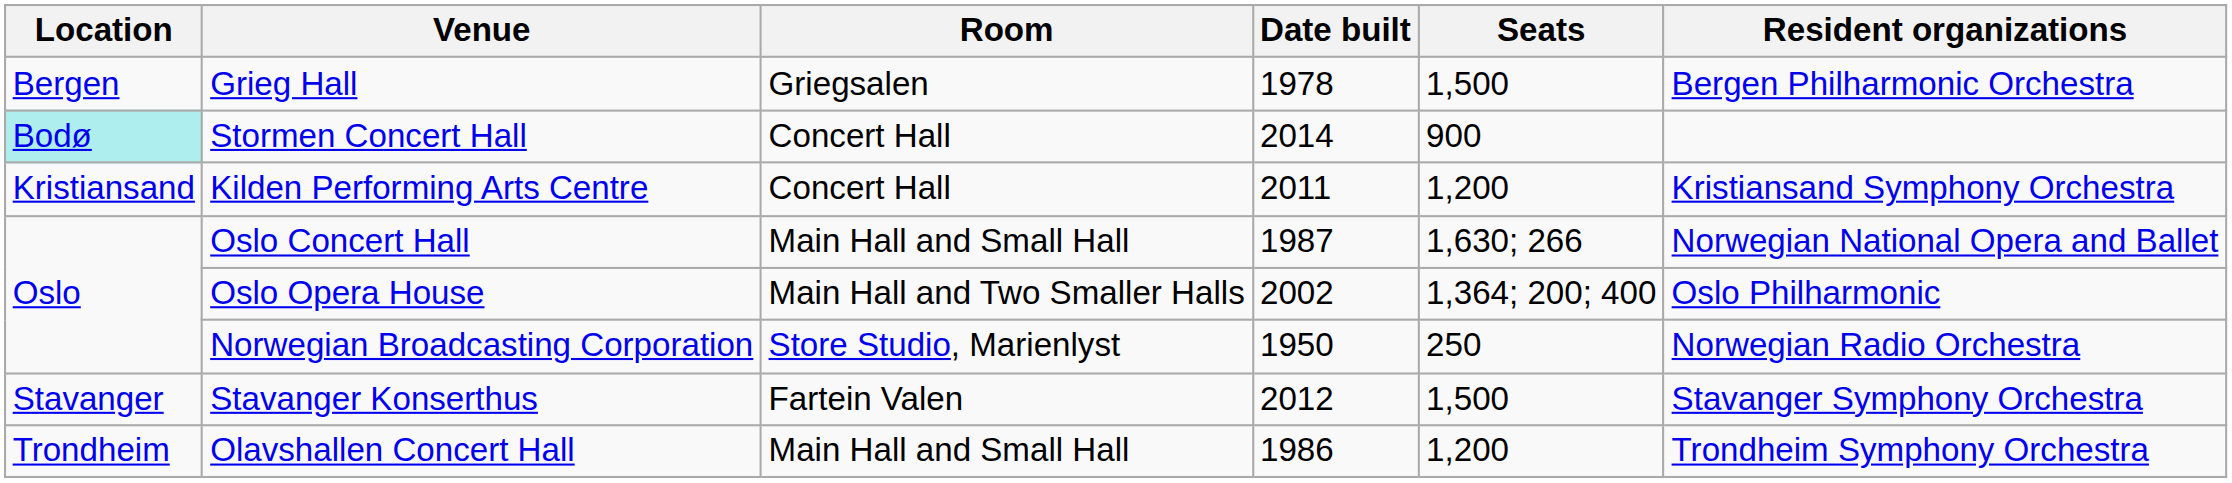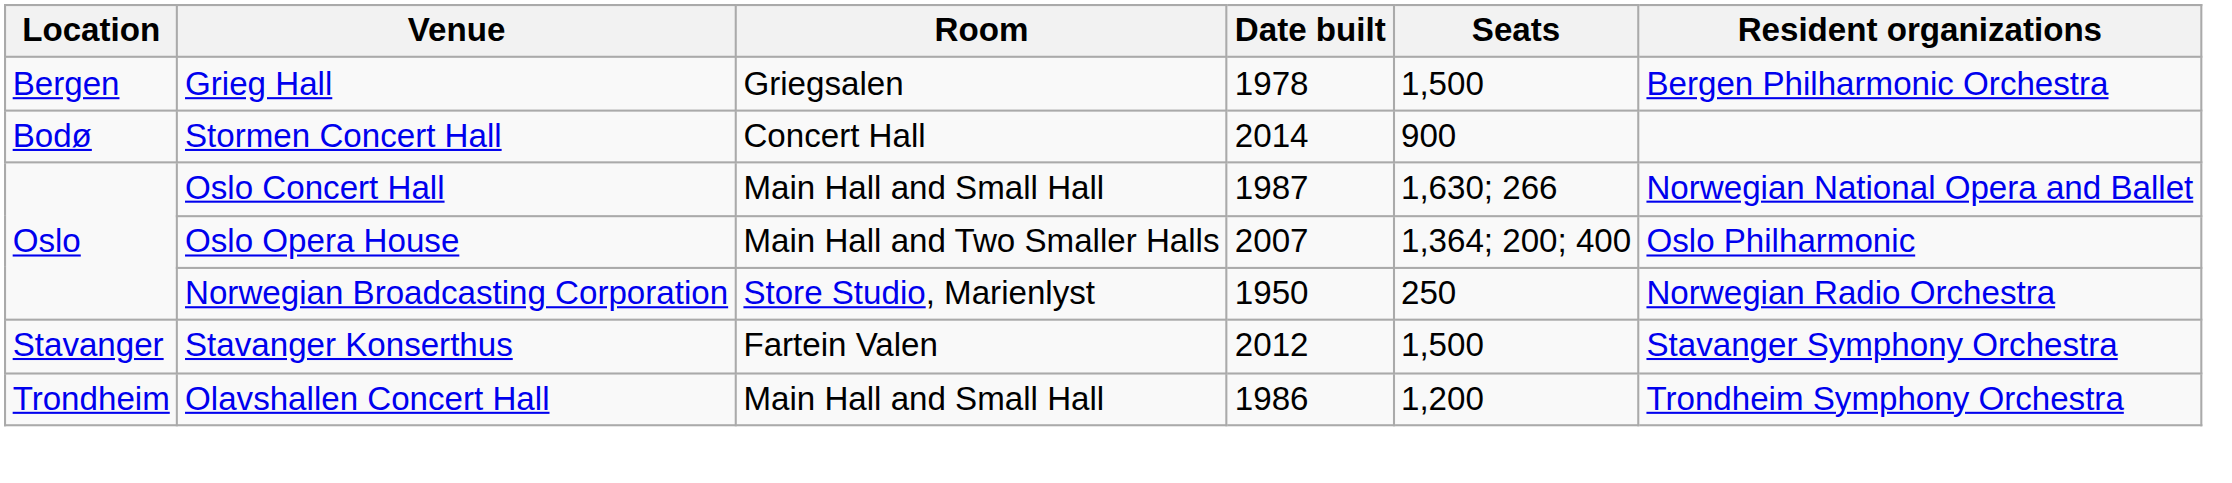(52, 135) paleturquoise background -> (52, 135) no background
- row: (429, 188)
(1297, 293) 2002 -> (1272, 240) 2007
